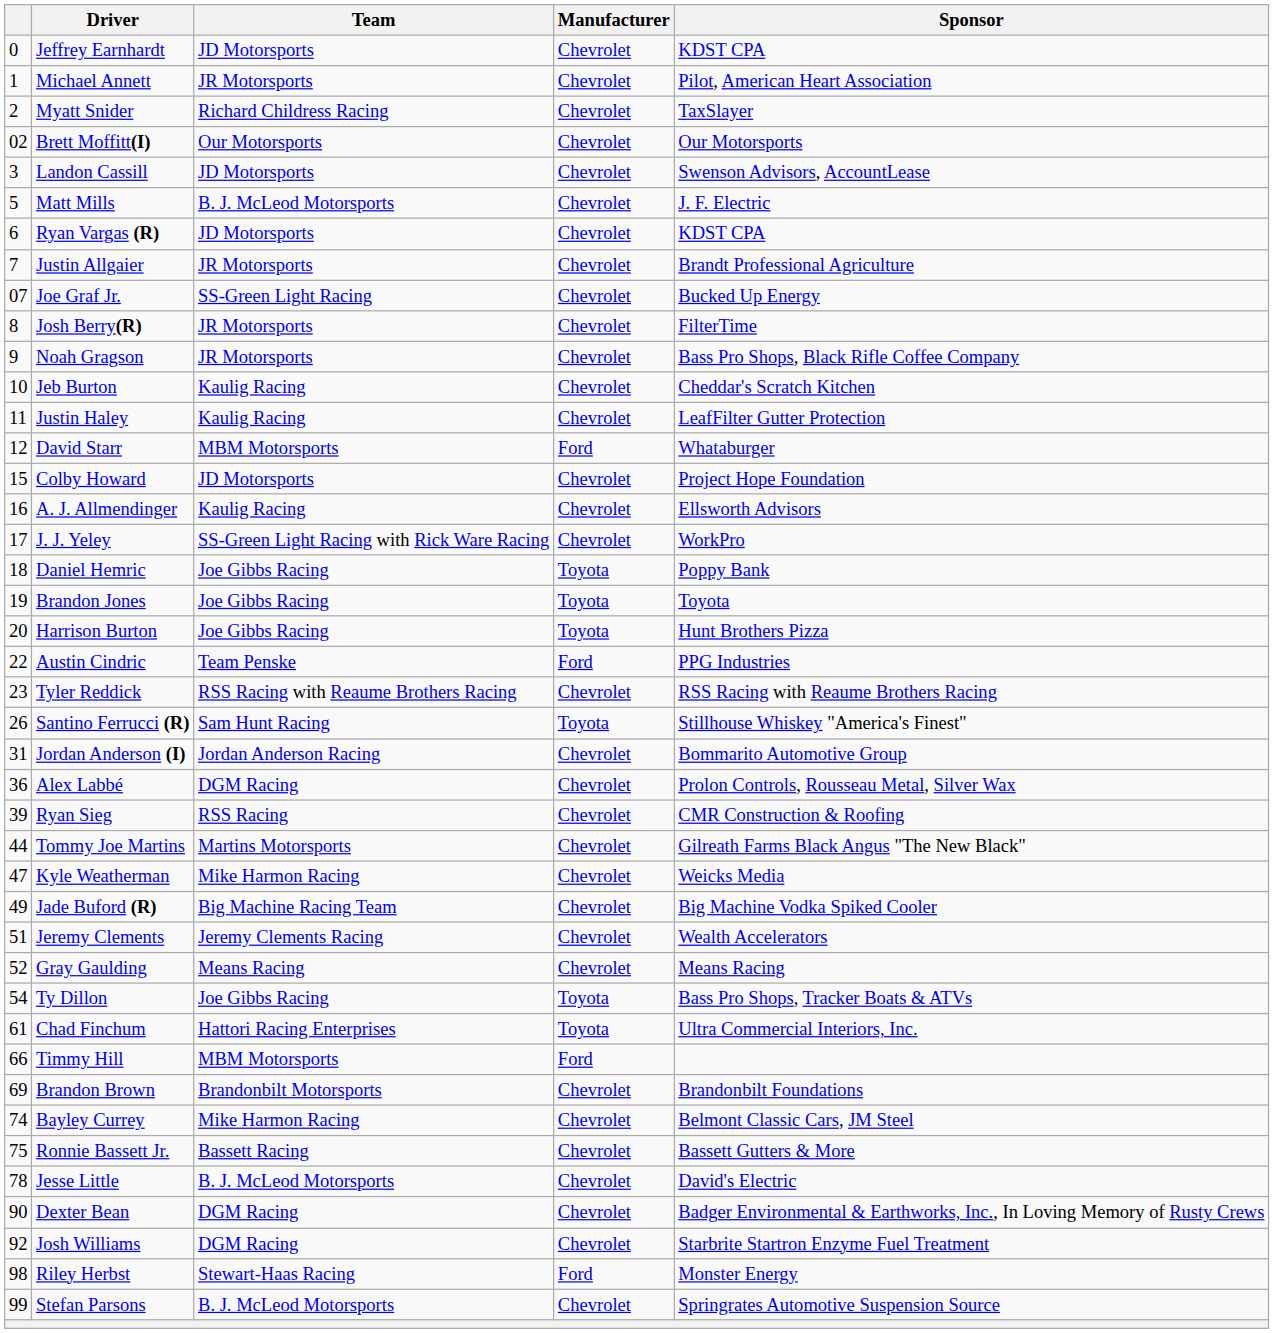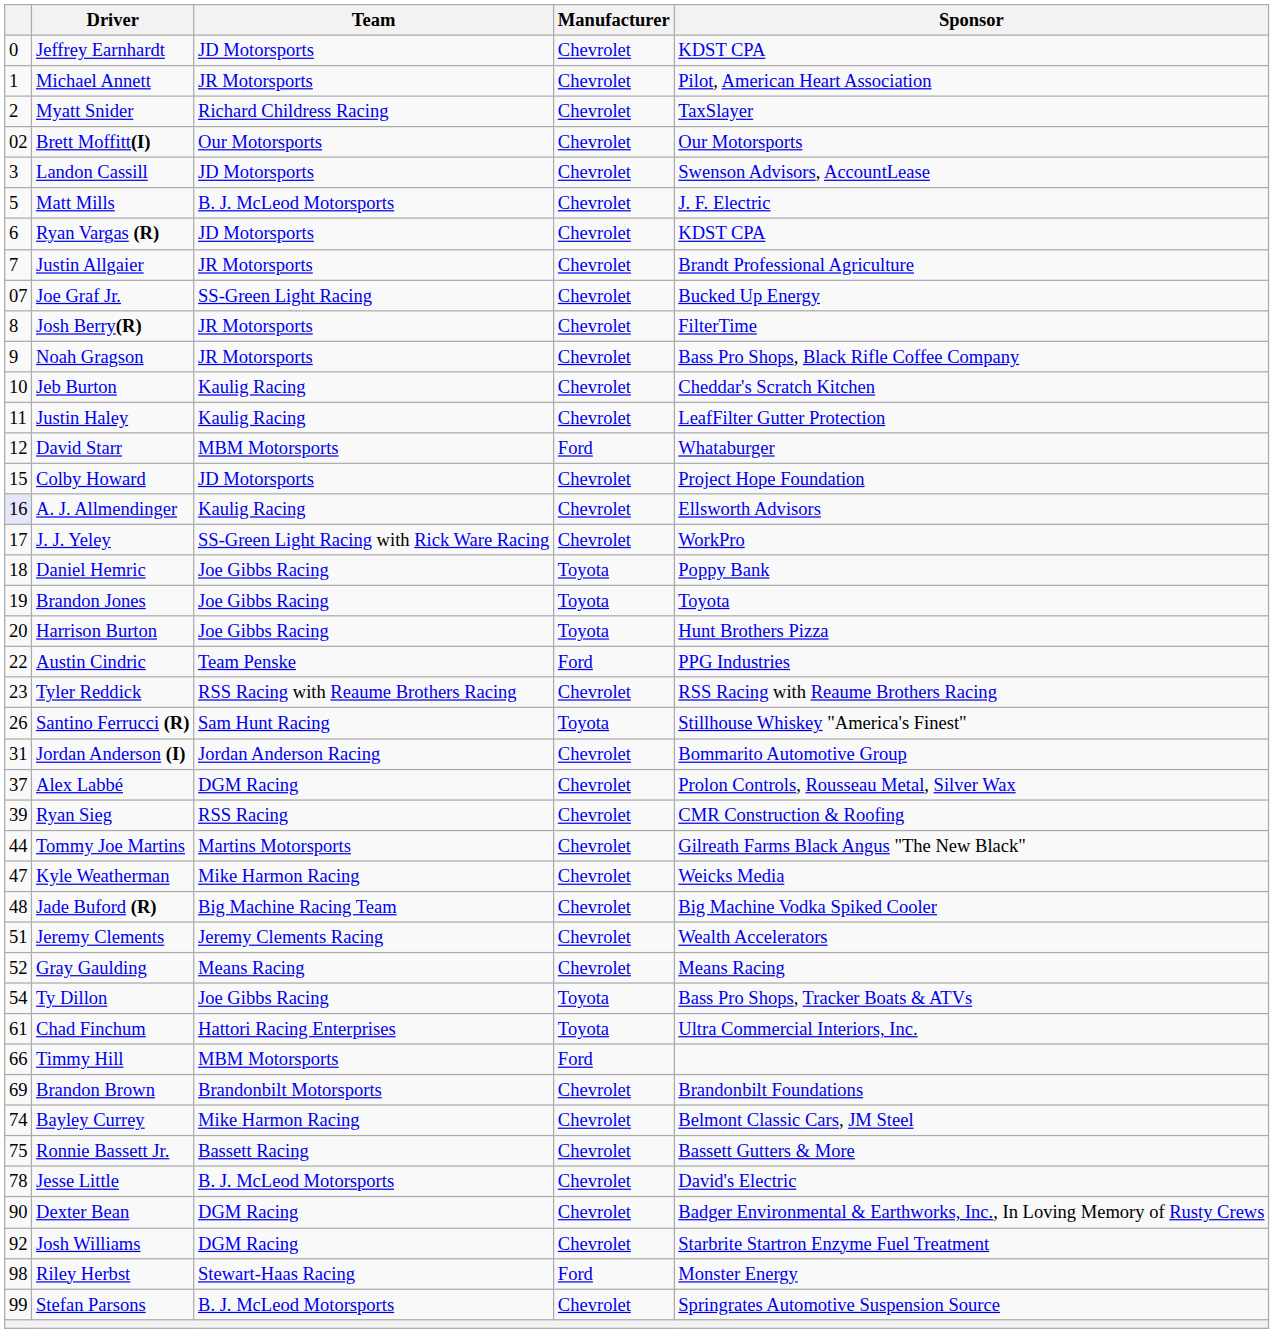(18, 509) no background -> (18, 509) lavender background
(18, 784) 36 -> (18, 784) 37
(18, 906) 49 -> (18, 906) 48
